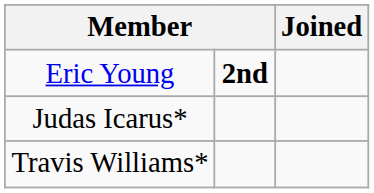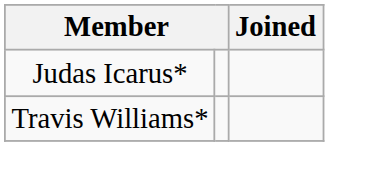- row: (110, 72)
